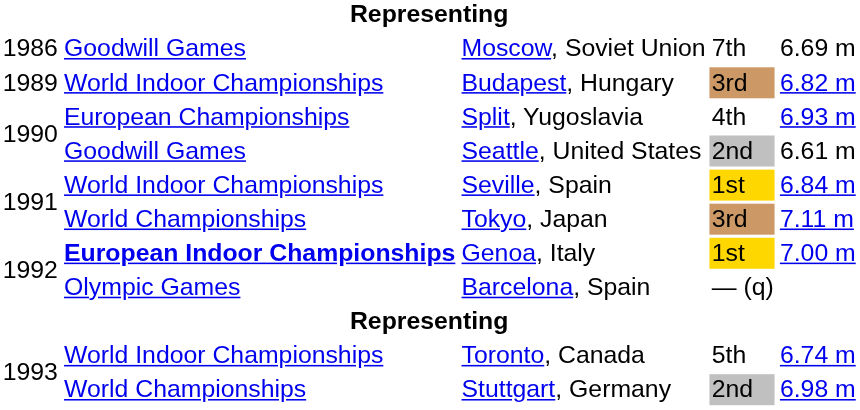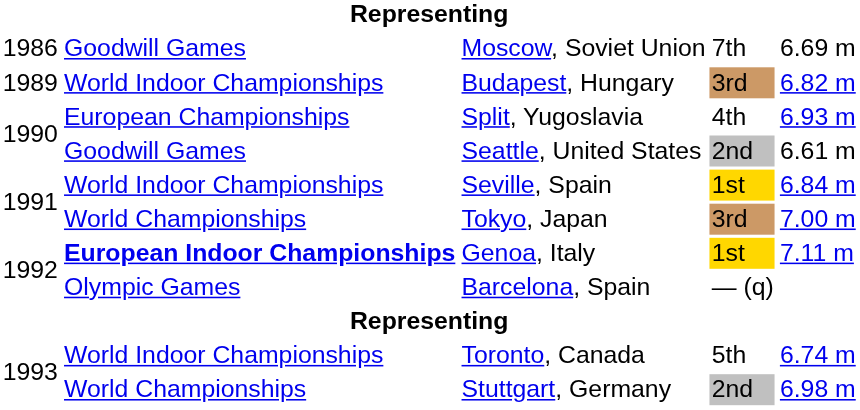(817, 218) 7.11 m -> (818, 218) 7.00 m
(818, 253) 7.00 m -> (817, 253) 7.11 m
